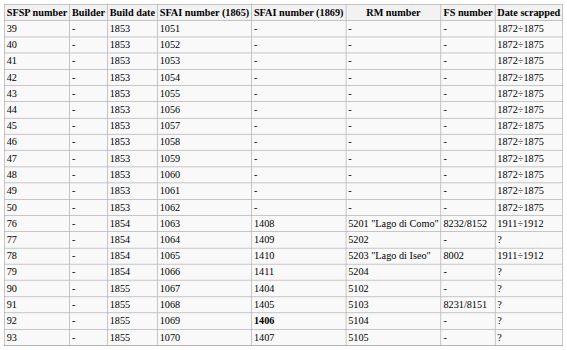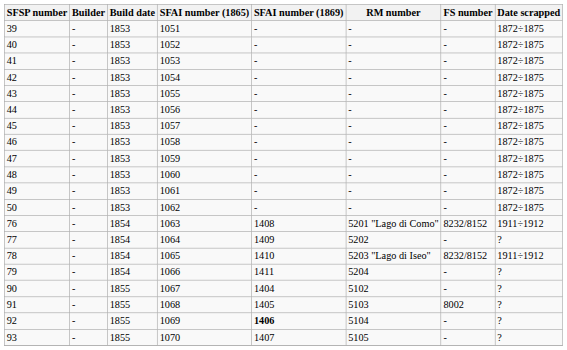(454, 256) 8002 -> (465, 256) 8232/8152
(465, 304) 8231/8151 -> (454, 304) 8002
